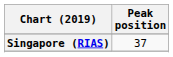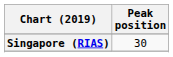(140, 43) 37 -> (140, 43) 30
